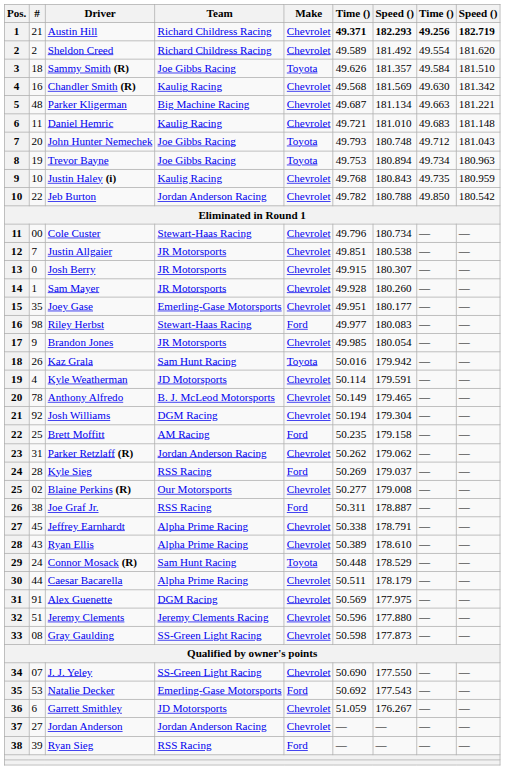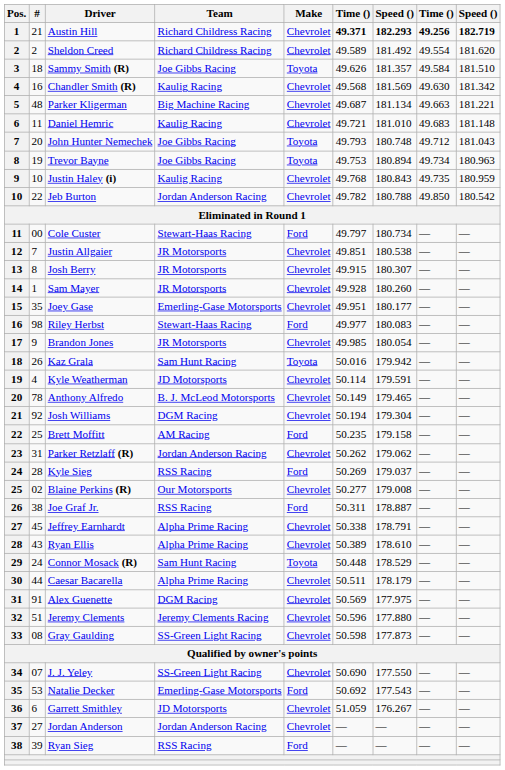(309, 233) Chevrolet -> (297, 233) Ford
(351, 233) 49.796 -> (351, 233) 49.797
(34, 269) 0 -> (34, 269) 8
